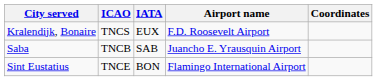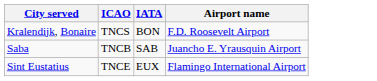- column: (340, 13)
(148, 31) EUX -> (148, 31) BON
(148, 66) BON -> (148, 66) EUX
